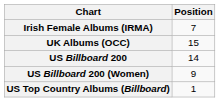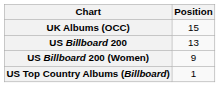- row: (88, 27)
(194, 58) 14 -> (194, 43) 13
